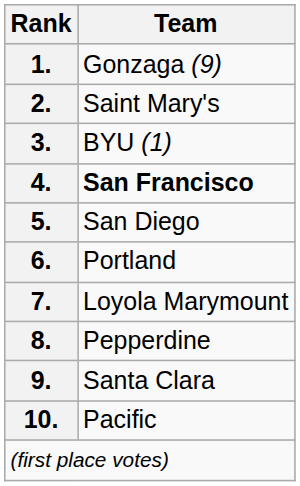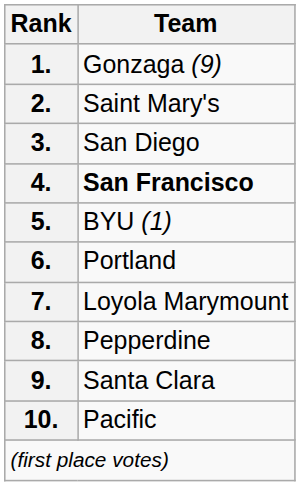(127, 143) BYU (1) -> (141, 143) San Diego
(141, 222) San Diego -> (127, 222) BYU (1)
